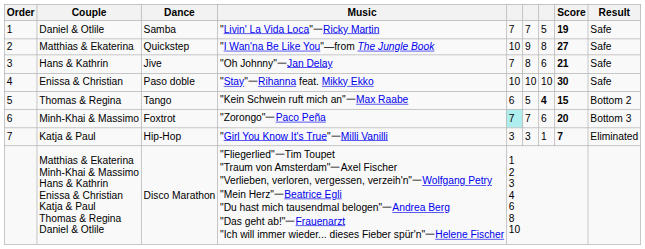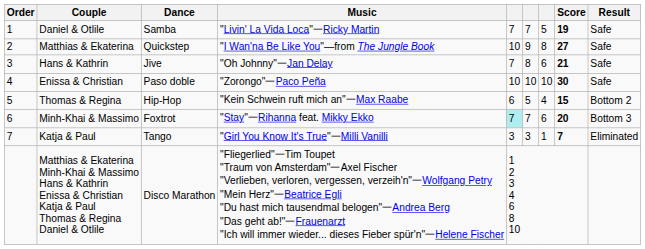(297, 82) "Stay"一Rihanna feat. Mikky Ekko -> (273, 82) "Zorongo"一Paco Peña
(158, 100) Tango -> (162, 100) Hip-Hop
(544, 100) bold -> (544, 100) normal
(273, 118) "Zorongo"一Paco Peña -> (297, 118) "Stay"一Rihanna feat. Mikky Ekko
(162, 136) Hip-Hop -> (158, 136) Tango
